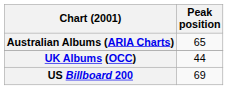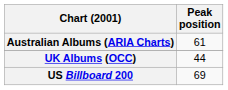(200, 42) 65 -> (200, 42) 61
